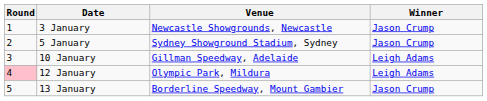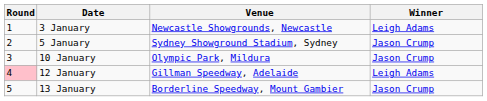(403, 27) Jason Crump -> (403, 27) Leigh Adams
(225, 58) Gillman Speedway, Adelaide -> (211, 58) Olympic Park, Mildura
(403, 58) Leigh Adams -> (403, 58) Jason Crump
(211, 73) Olympic Park, Mildura -> (225, 73) Gillman Speedway, Adelaide
